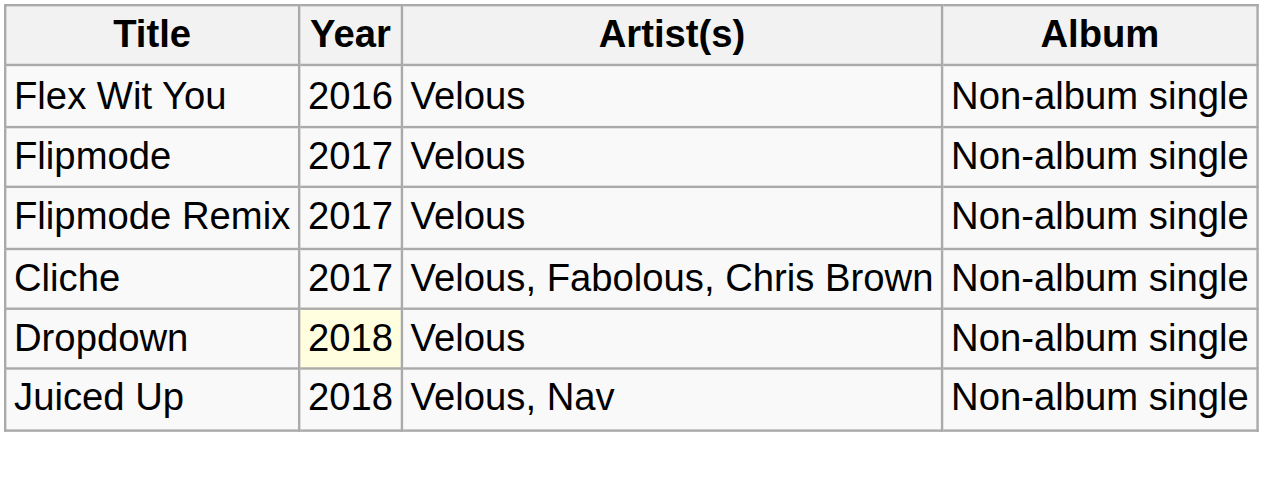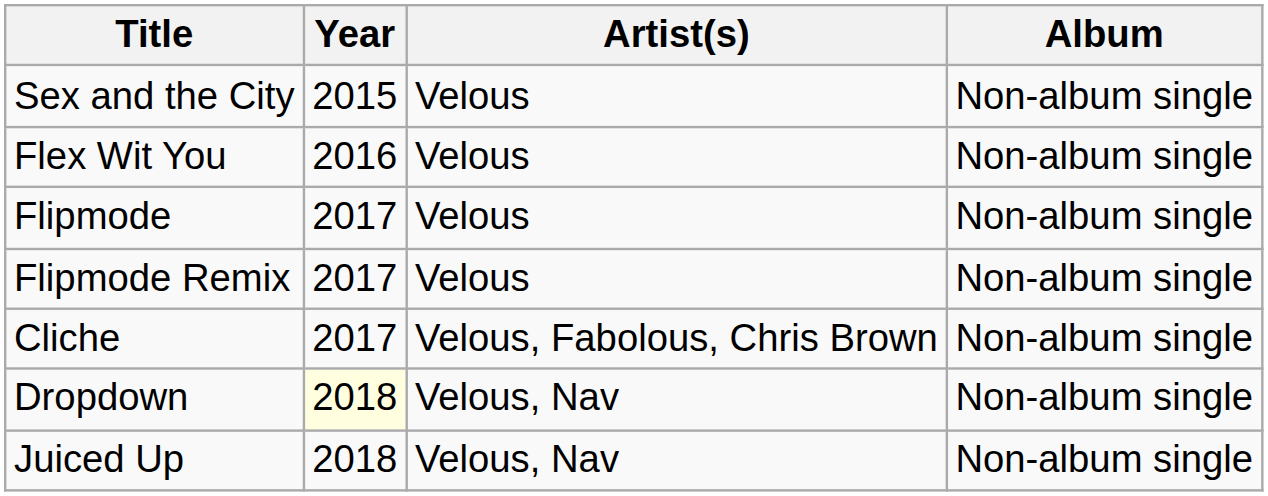+ row: (154, 95)
(468, 338) Velous -> (517, 398) Velous, Nav
